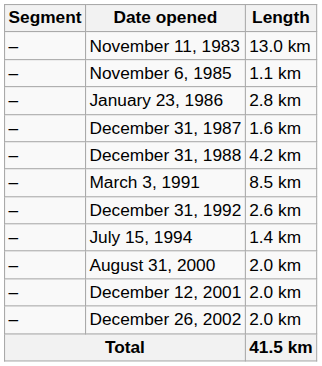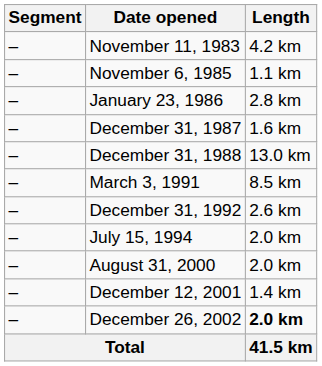(280, 45) 13.0 km -> (275, 45) 4.2 km
(275, 155) 4.2 km -> (280, 155) 13.0 km
(275, 237) 1.4 km -> (275, 237) 2.0 km
(275, 292) 2.0 km -> (275, 292) 1.4 km
(275, 319) normal -> (276, 319) bold
